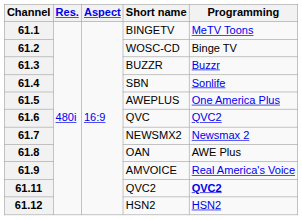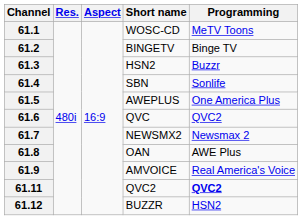(150, 30) BINGETV -> (153, 30) WOSC-CD
(153, 48) WOSC-CD -> (150, 48) BINGETV
(144, 65) BUZZR -> (141, 65) HSN2
(141, 205) HSN2 -> (144, 205) BUZZR
